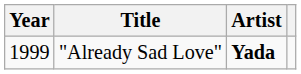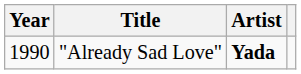(29, 52) 1999 -> (29, 52) 1990
